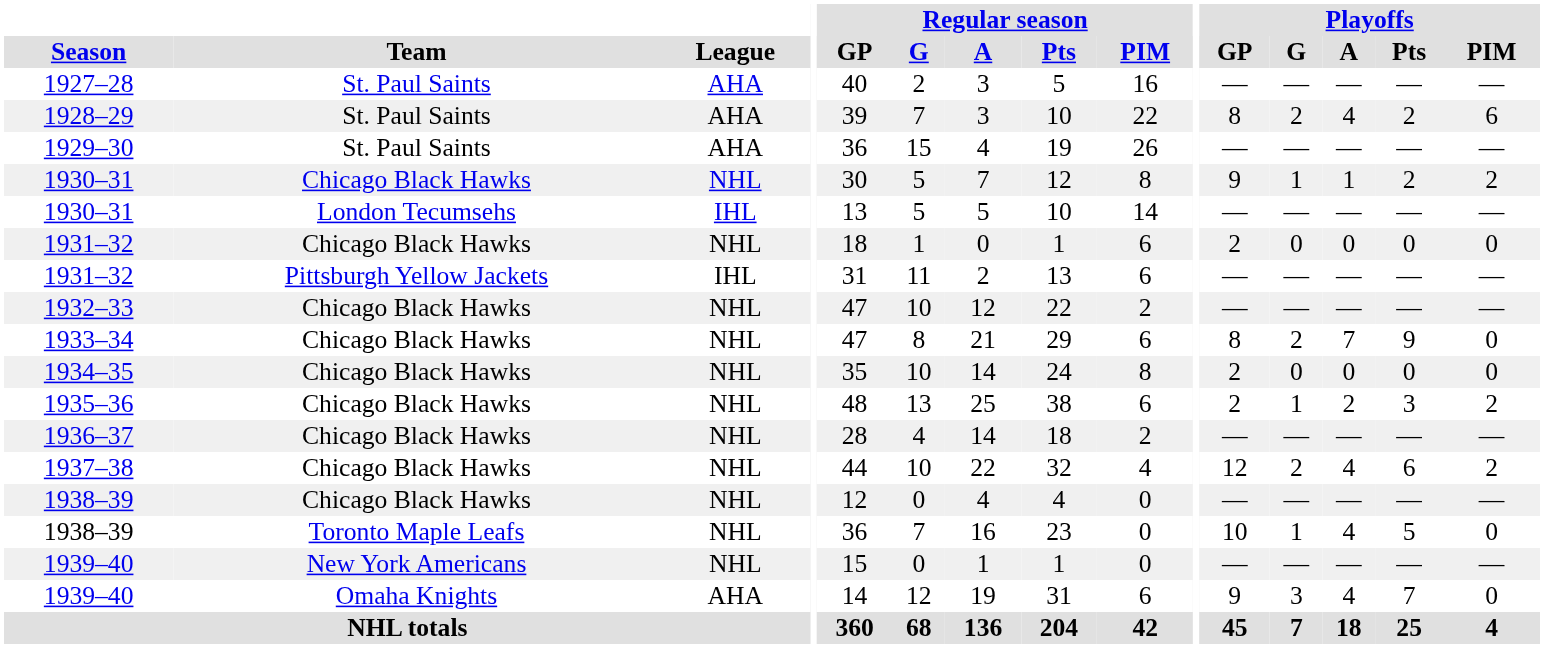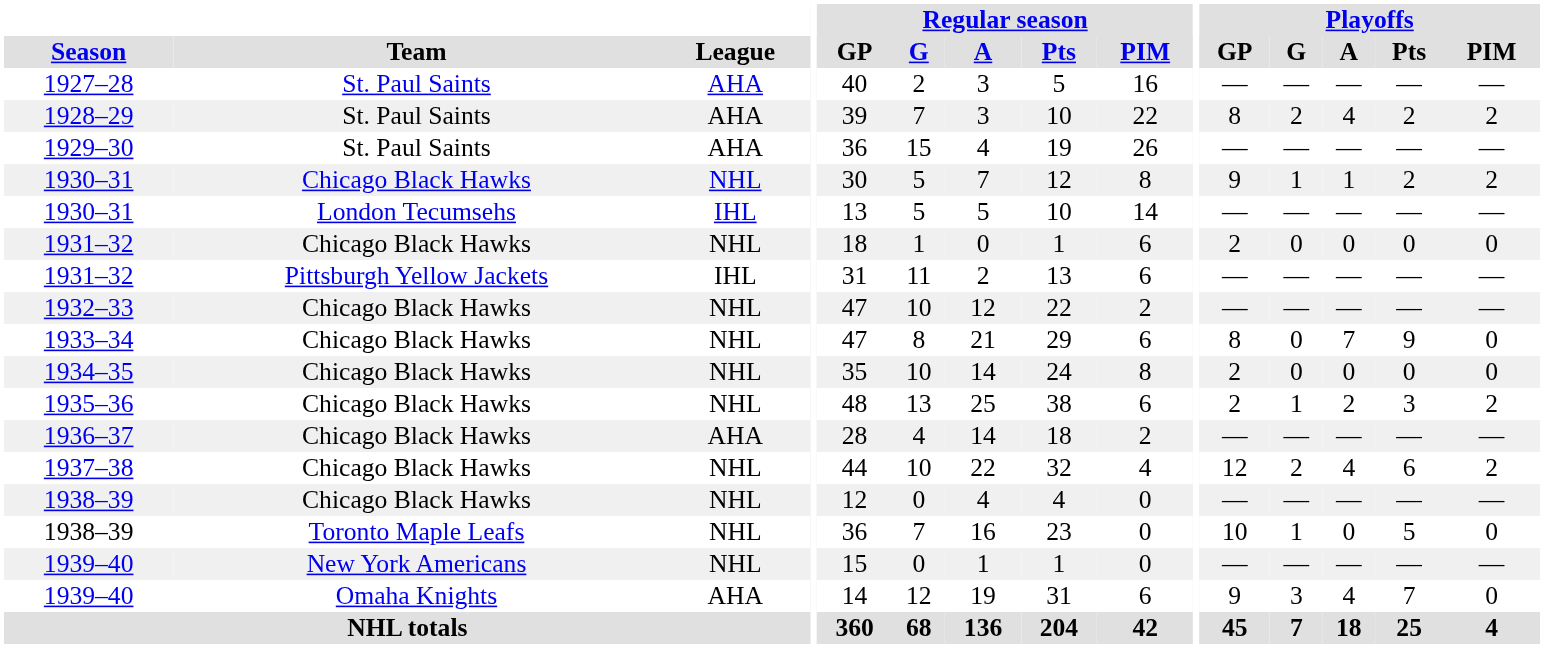(1492, 115) 6 -> (1492, 115) 2
(1296, 339) 2 -> (1296, 339) 0
(735, 435) NHL -> (735, 435) AHA
(1349, 531) 4 -> (1349, 531) 0
